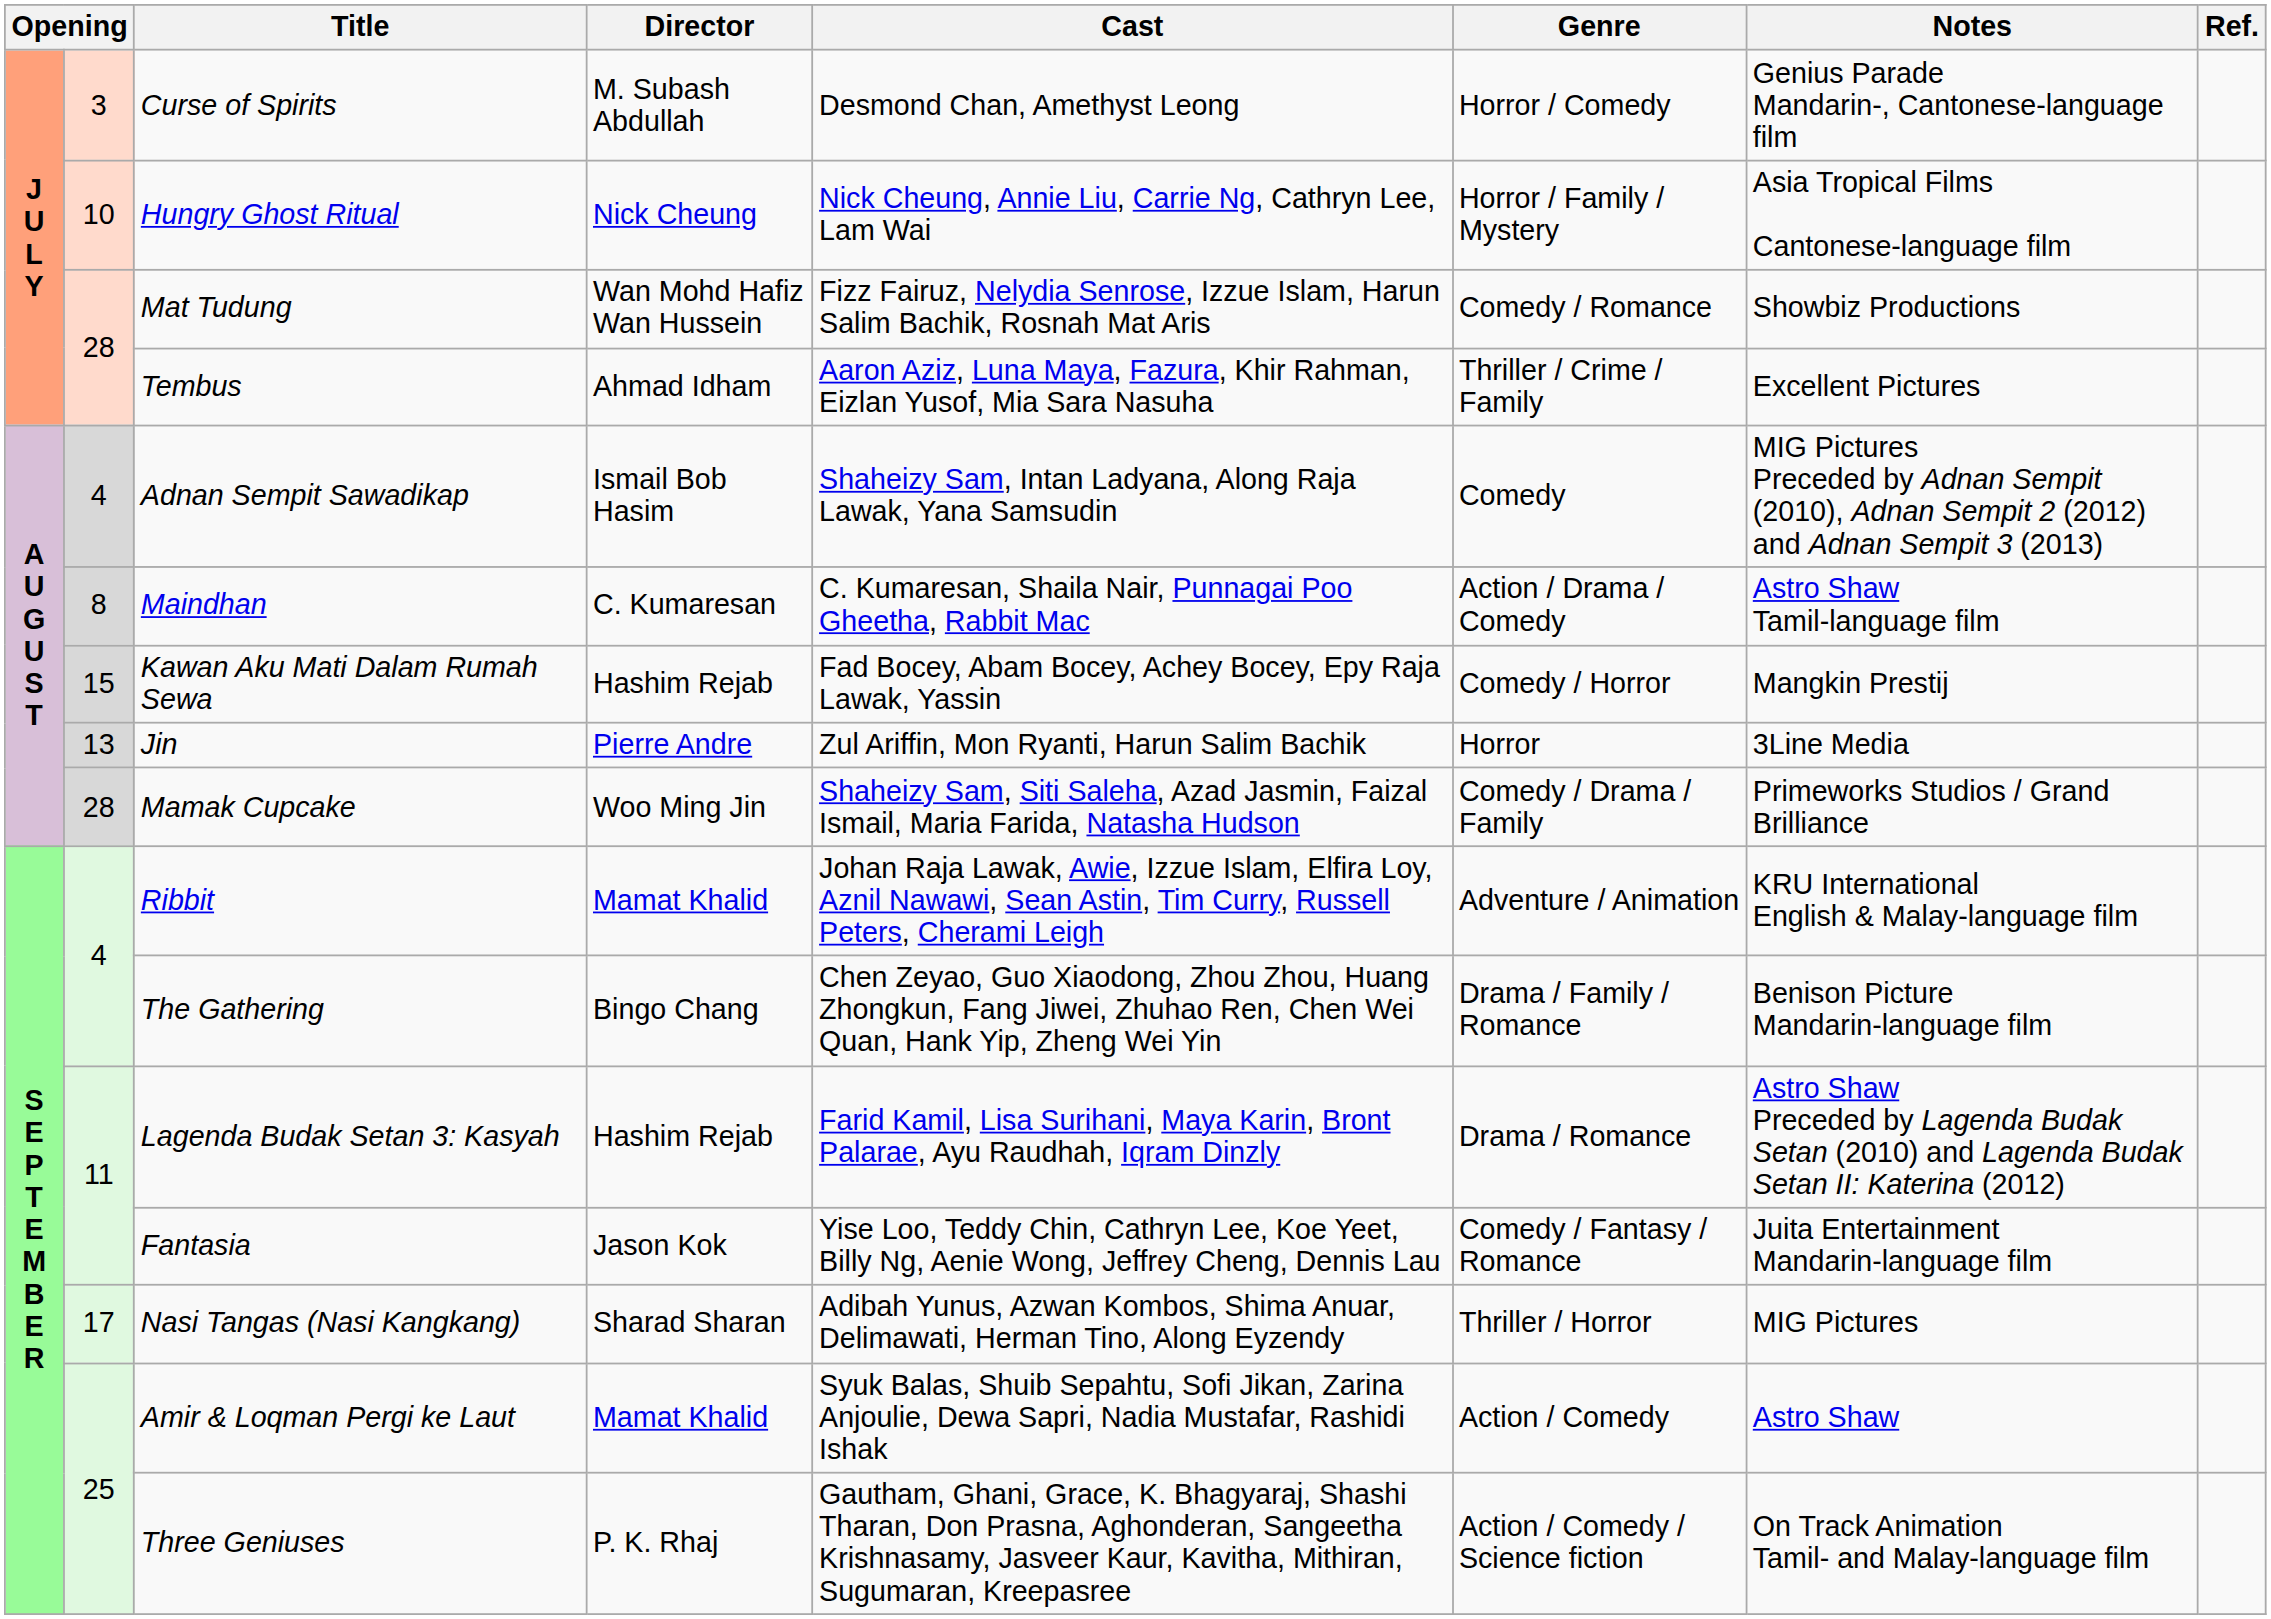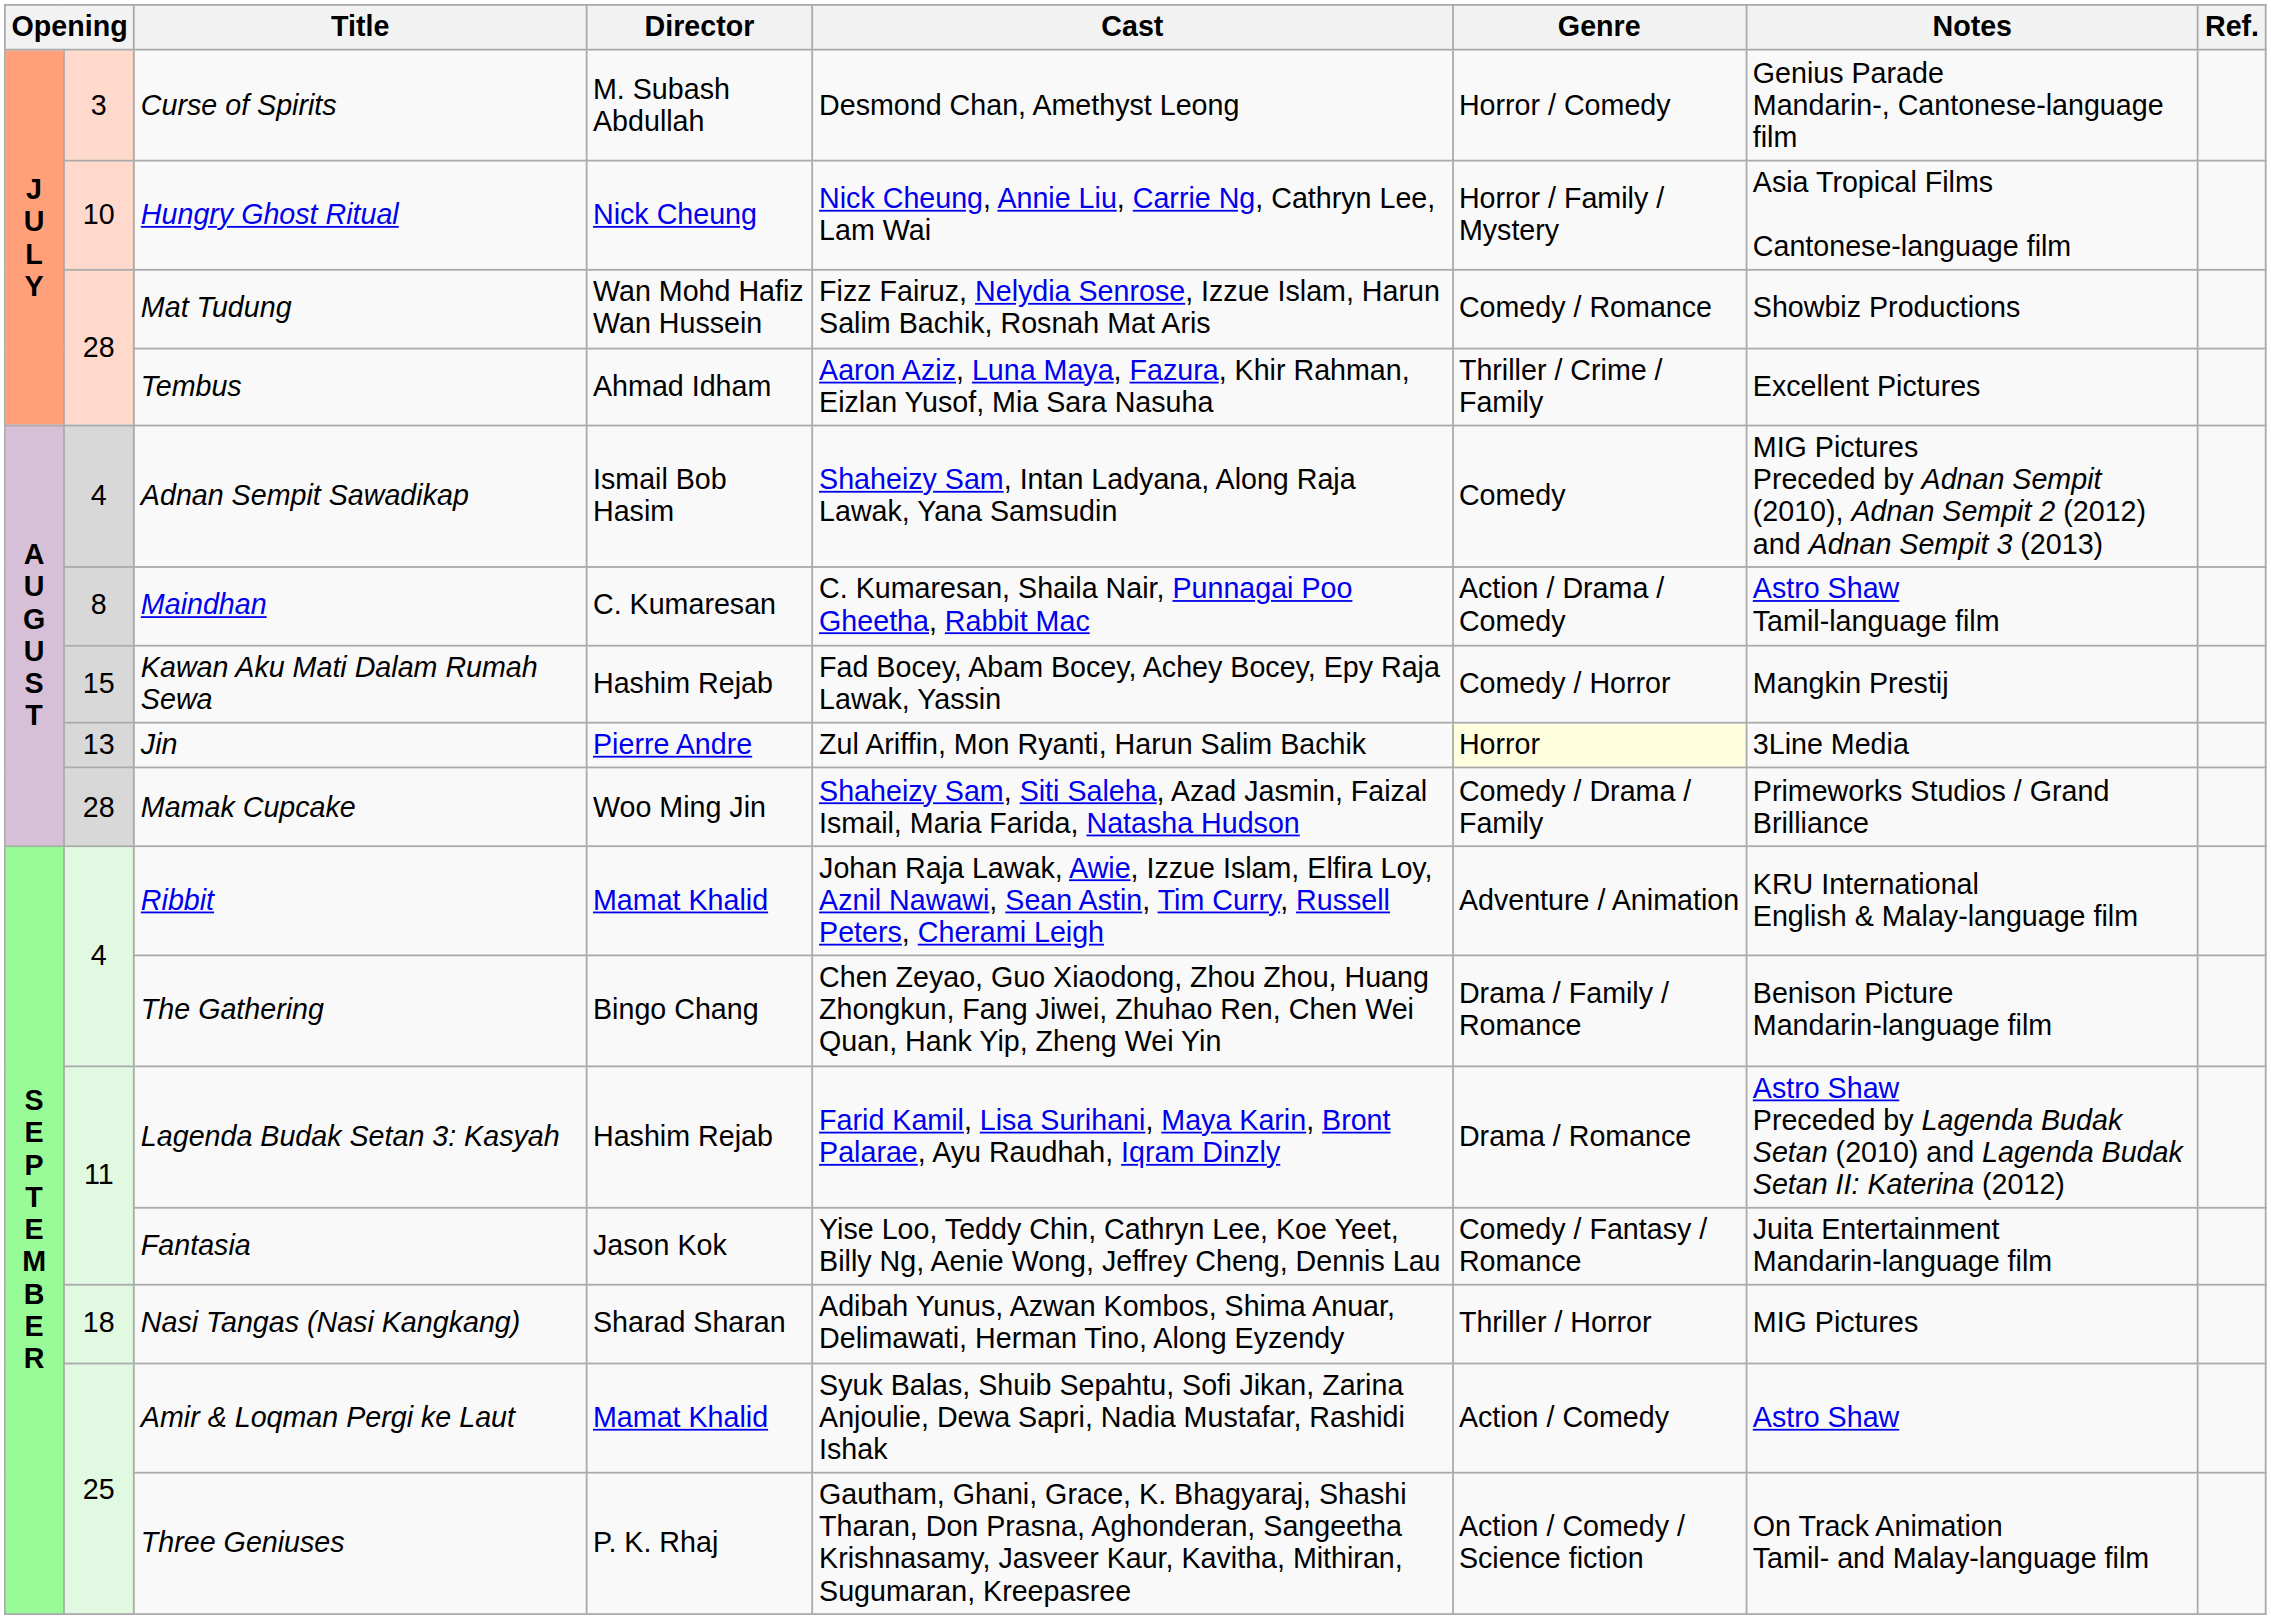(1499, 745) no background -> (1499, 745) lightyellow background
(99, 1323) 17 -> (99, 1323) 18
